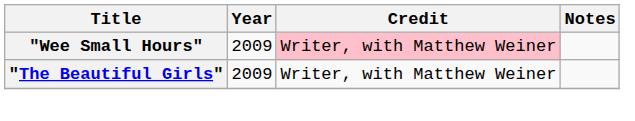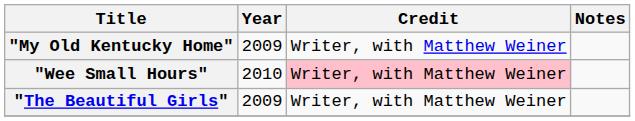+ row: (121, 46)
(252, 46) 2009 -> (262, 74) 2010
